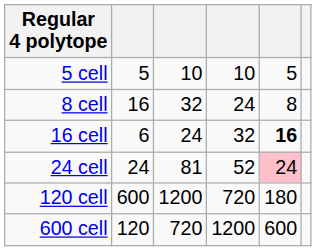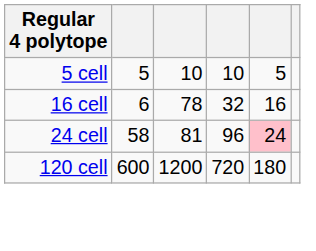- row: (85, 104)
(191, 135) 24 -> (191, 104) 78
(286, 135) bold -> (275, 104) normal
(139, 167) 24 -> (139, 135) 58
(244, 167) 52 -> (233, 135) 96
- row: (74, 229)
